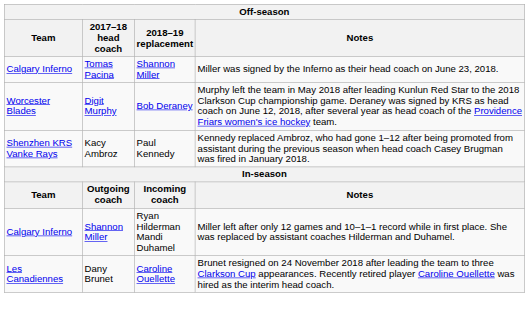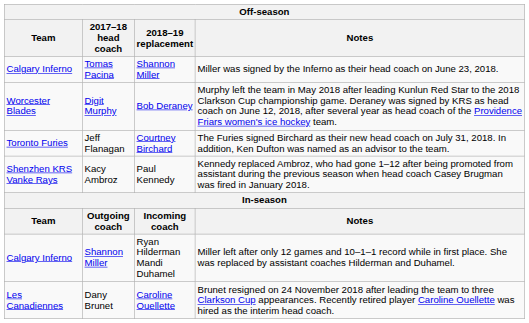+ row: (105, 143)
